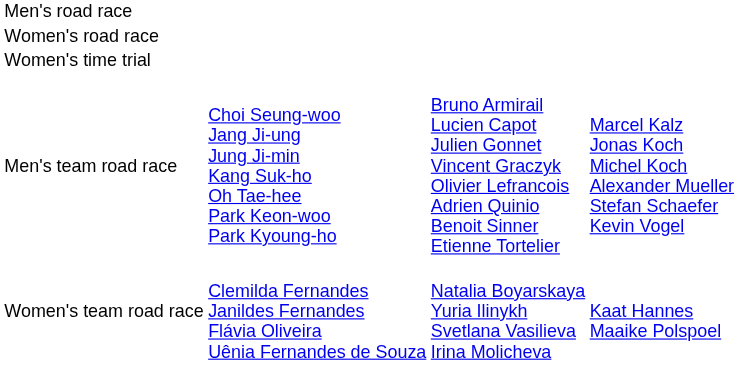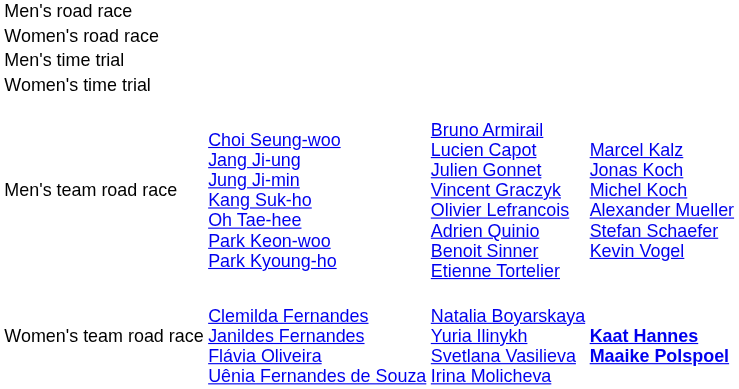+ row: (64, 60)
(655, 321) normal -> (659, 346) bold
